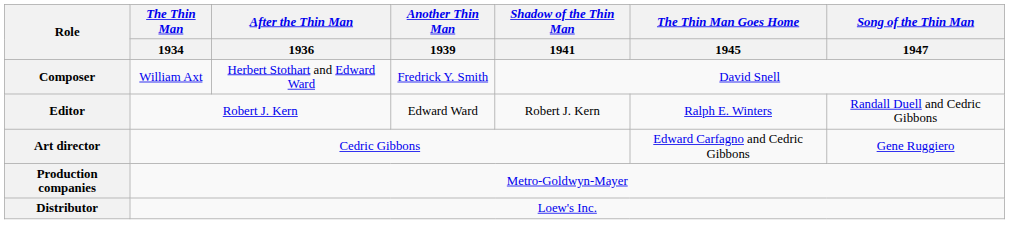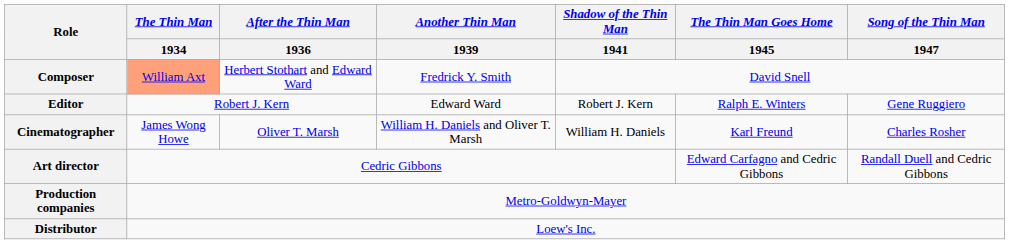(171, 76) no background -> (174, 76) lightsalmon background
(916, 111) Randall Duell and Cedric Gibbons -> (926, 104) Gene Ruggiero
+ row: (66, 131)
(916, 146) Gene Ruggiero -> (926, 166) Randall Duell and Cedric Gibbons
